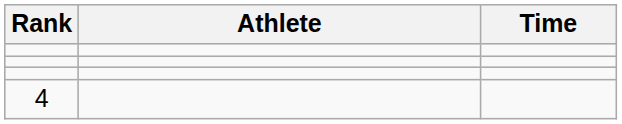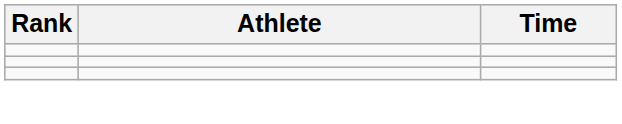- row: (42, 98)
